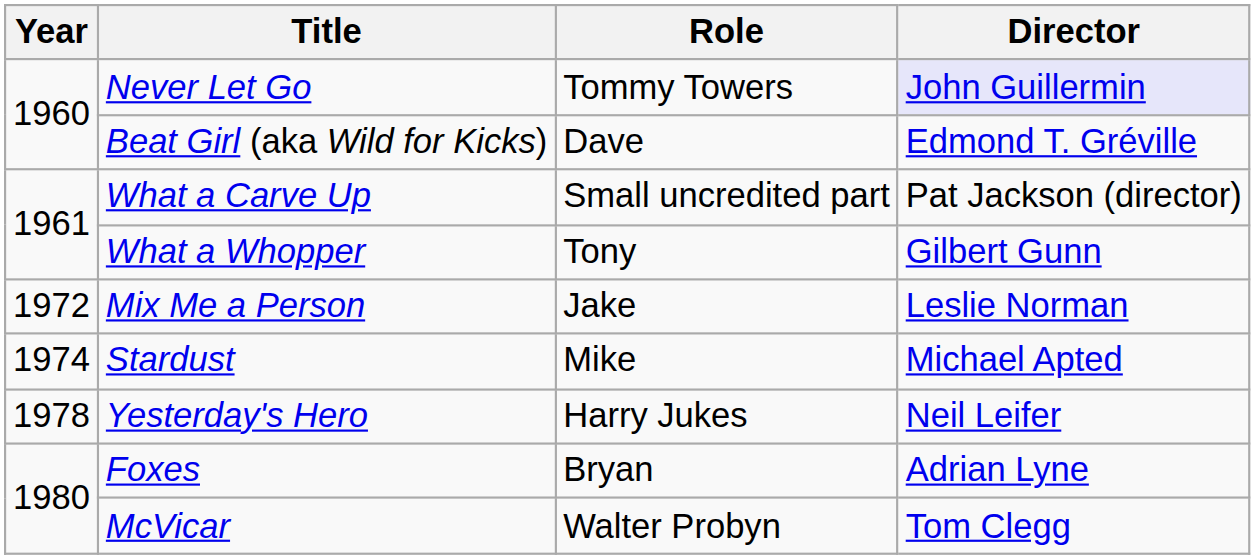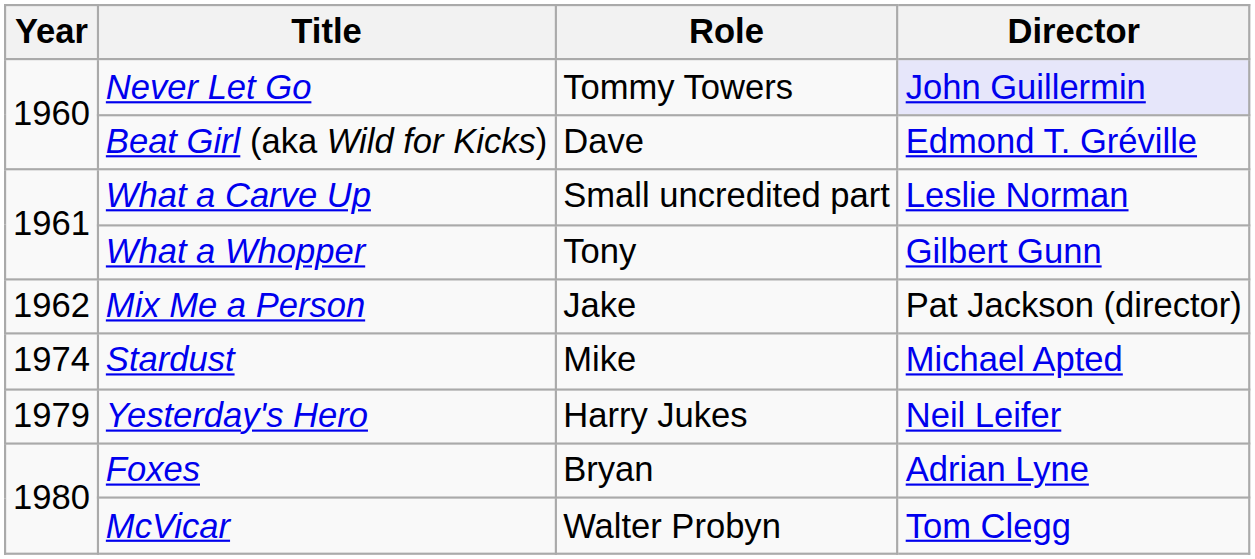(1074, 196) Pat Jackson (director) -> (1017, 196) Leslie Norman
(51, 305) 1972 -> (51, 305) 1962
(1017, 305) Leslie Norman -> (1074, 305) Pat Jackson (director)
(51, 415) 1978 -> (51, 415) 1979
